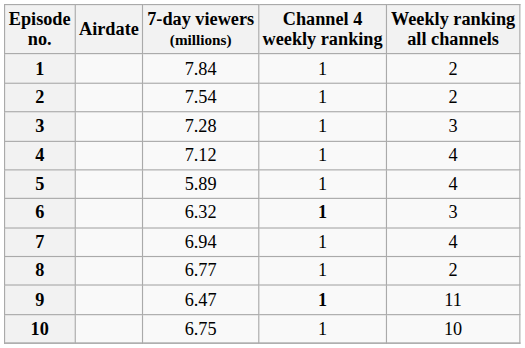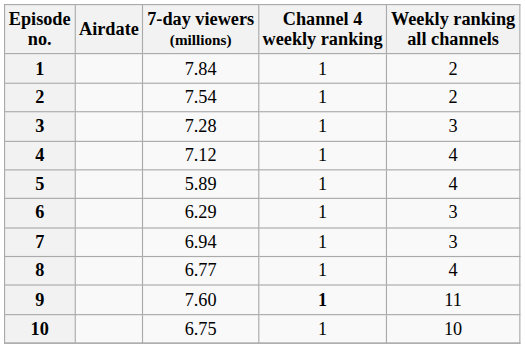(201, 213) 6.32 -> (201, 213) 6.29
(323, 213) bold -> (323, 213) normal
(453, 241) 4 -> (453, 241) 3
(453, 270) 2 -> (453, 270) 4
(201, 299) 6.47 -> (201, 299) 7.60
